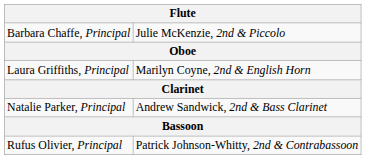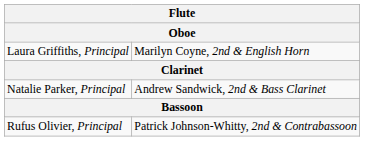- row: (69, 32)
